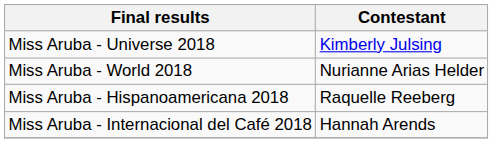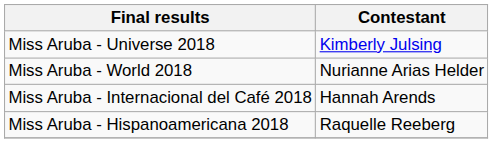rows swapped: (148, 97) <-> (160, 124)
